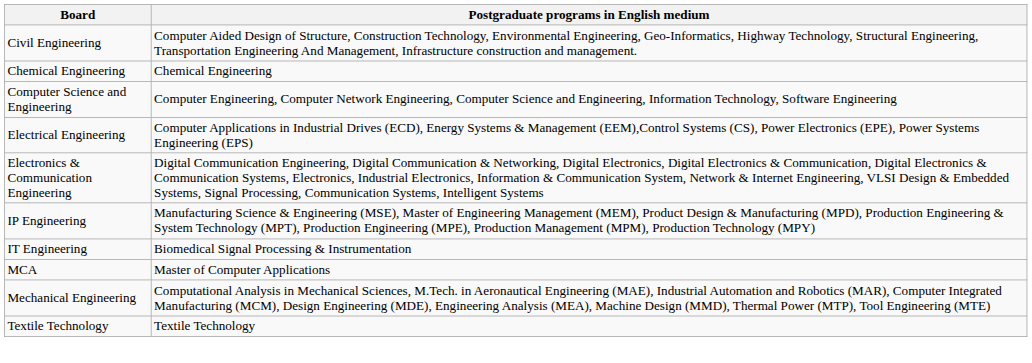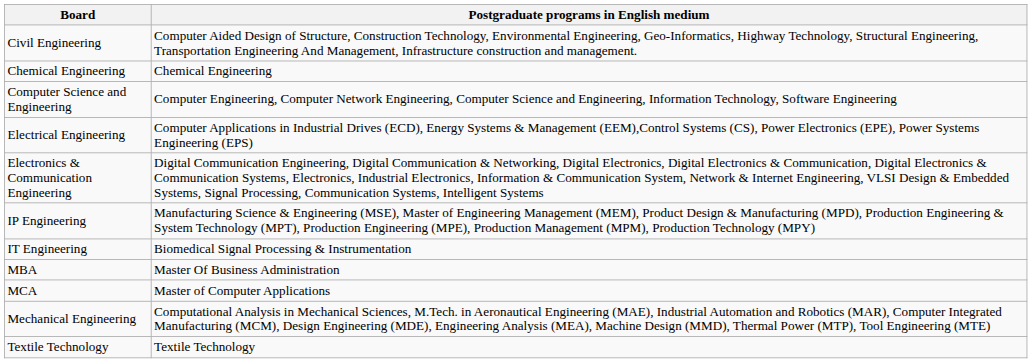+ row: (22, 269)
